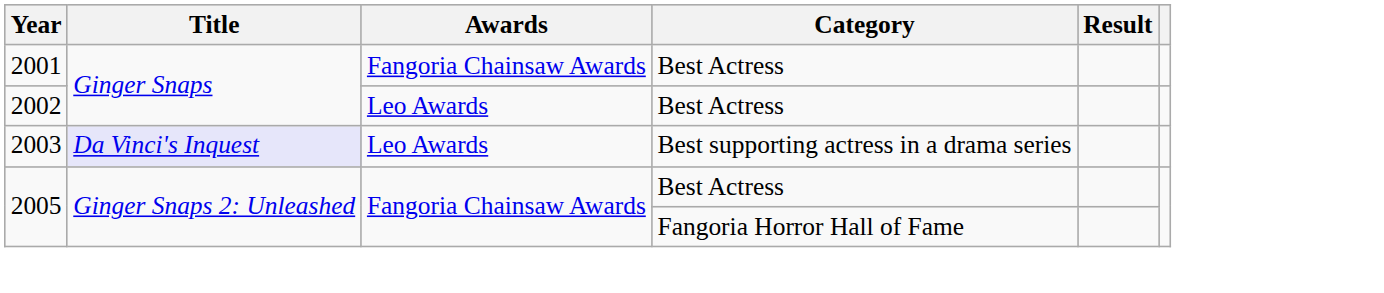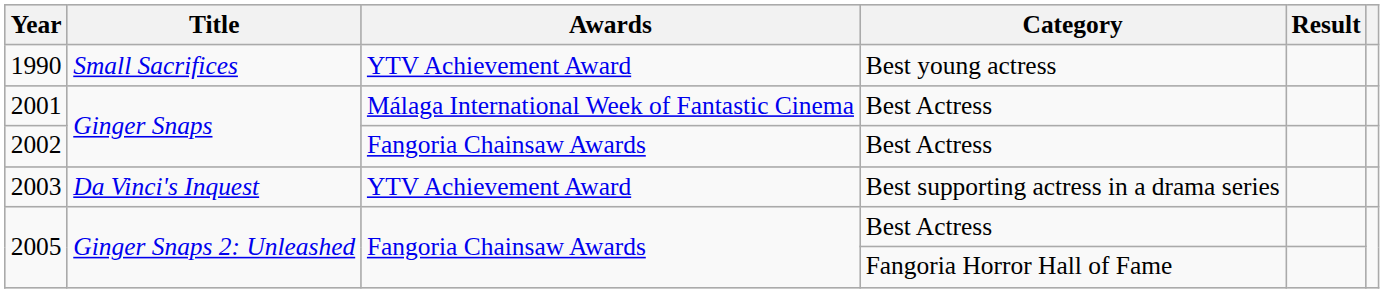+ row: (36, 65)
(506, 65) Fangoria Chainsaw Awards -> (610, 105) Málaga International Week of Fantastic Cinema
(428, 105) Leo Awards -> (506, 145) Fangoria Chainsaw Awards
(166, 145) lavender background -> (166, 186) no background
(428, 145) Leo Awards -> (499, 186) YTV Achievement Award
